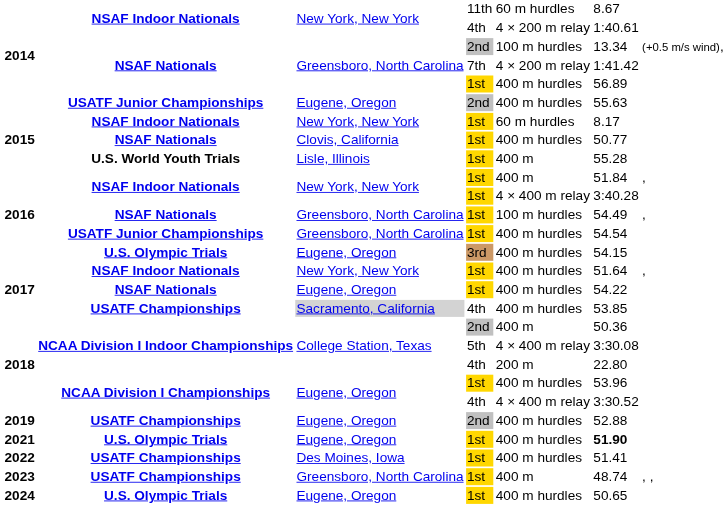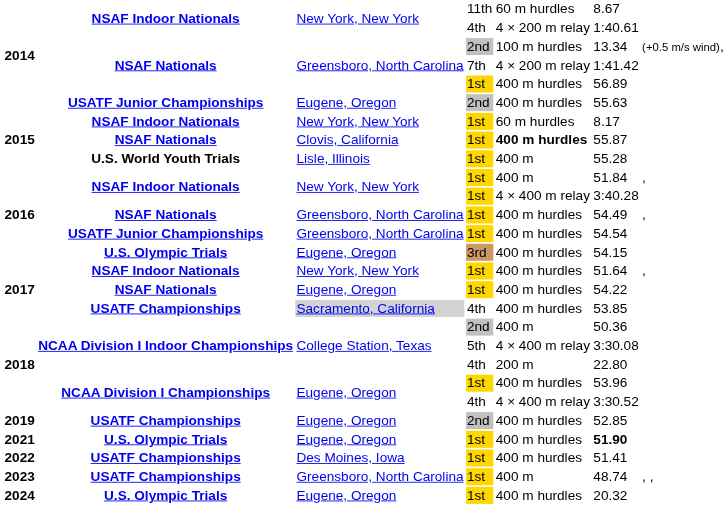(539, 140) normal -> (542, 140) bold
(610, 140) 50.77 -> (610, 140) 55.87
(539, 214) 100 m hurdles -> (539, 214) 400 m hurdles
(610, 420) 52.88 -> (610, 420) 52.85
(610, 495) 50.65 -> (610, 495) 20.32
